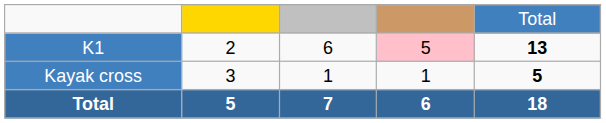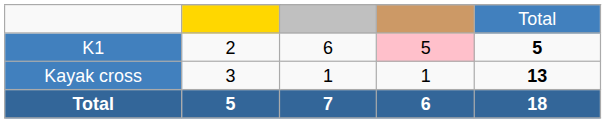(537, 47) 13 -> (537, 47) 5
(537, 76) 5 -> (537, 76) 13
